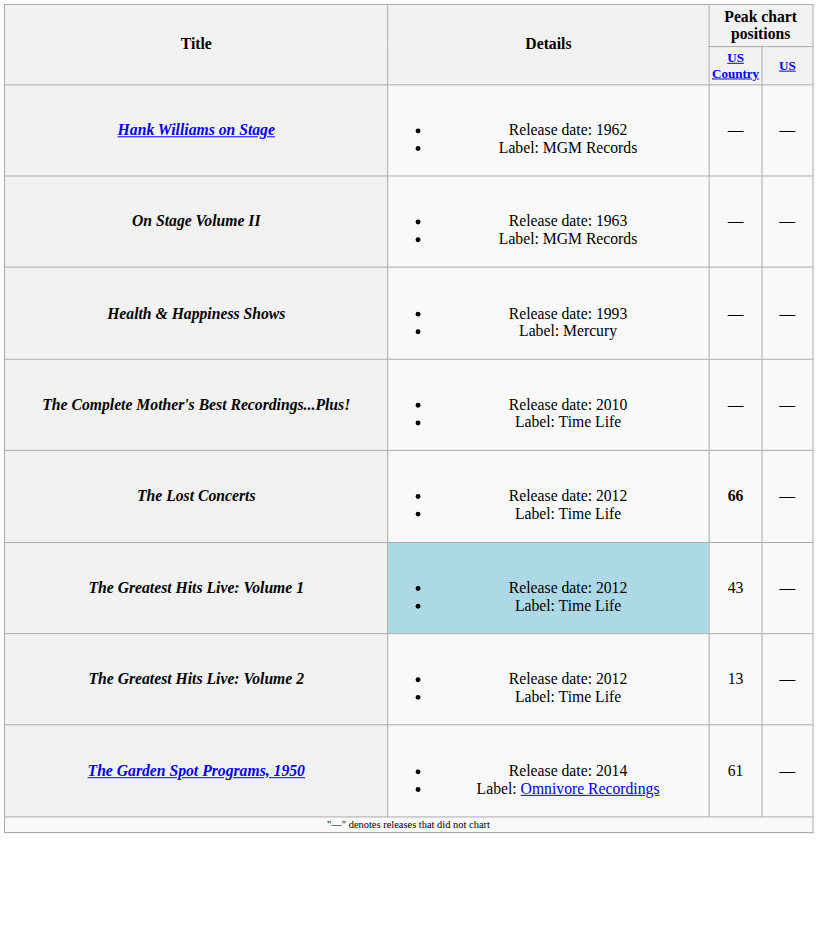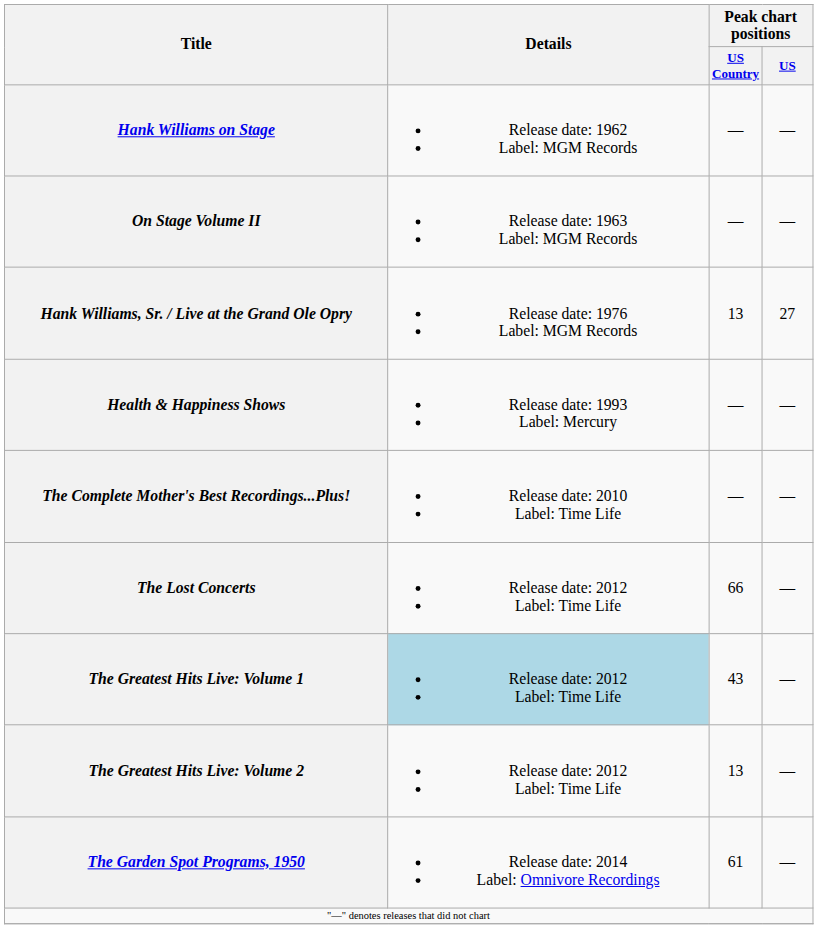+ row: (196, 313)
(736, 496) bold -> (736, 587) normal
